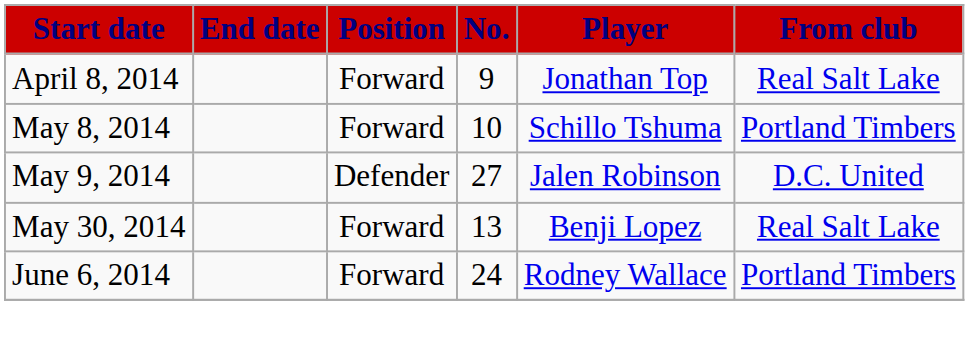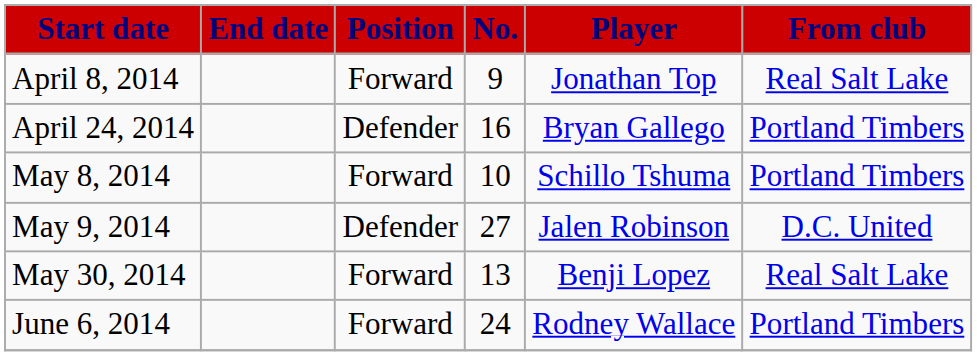+ row: (103, 127)
